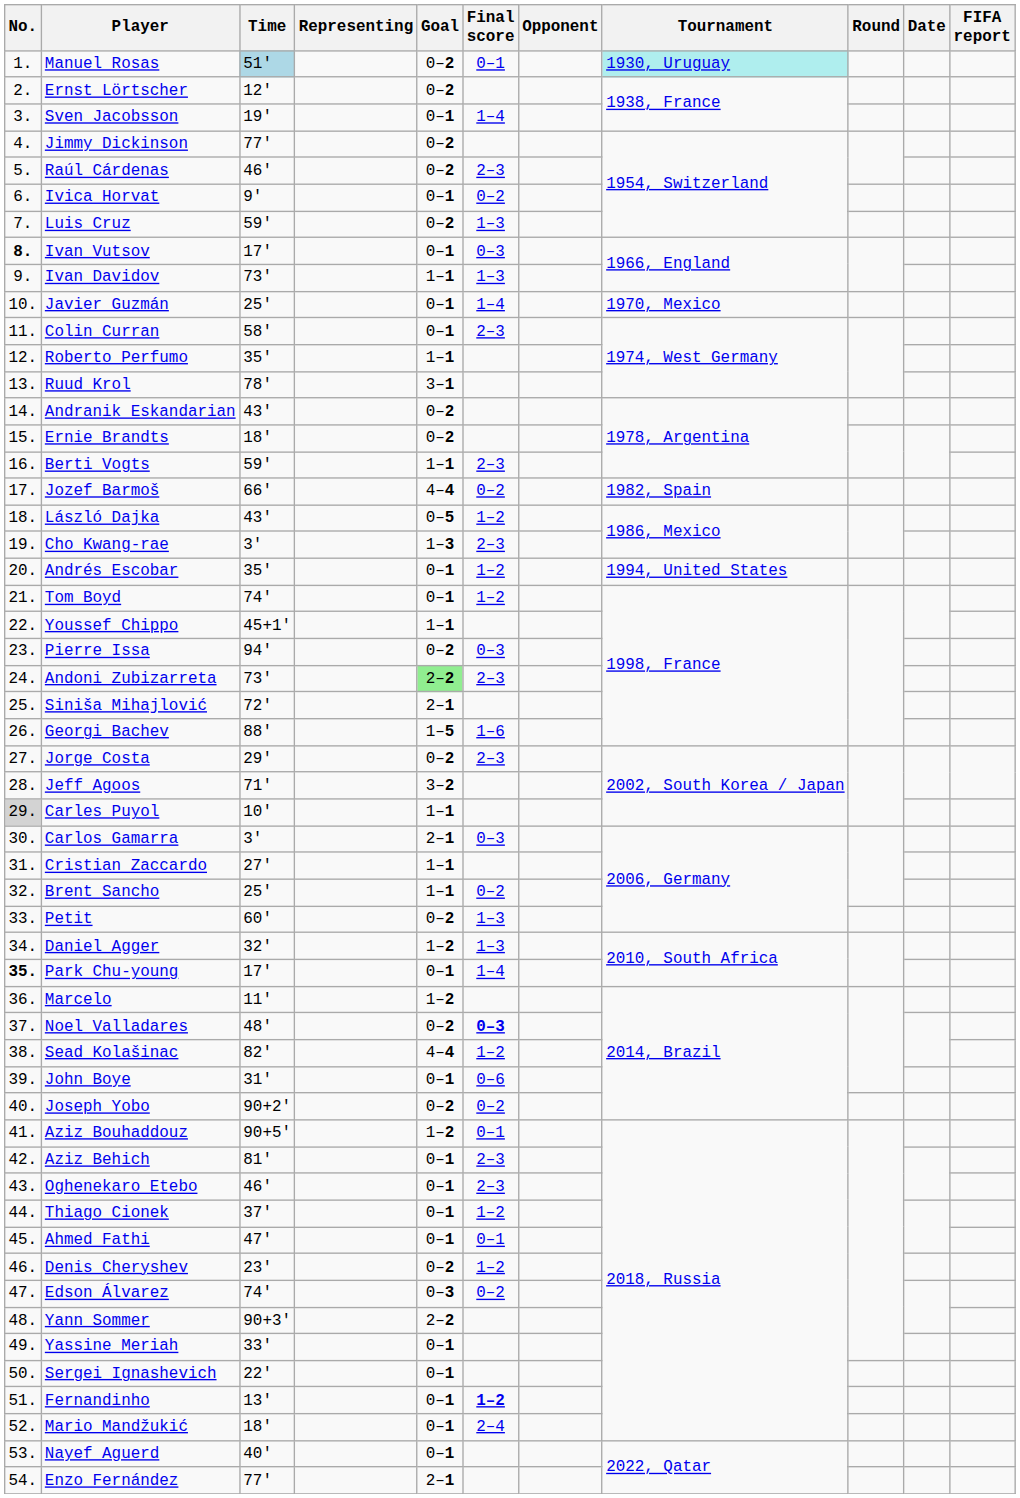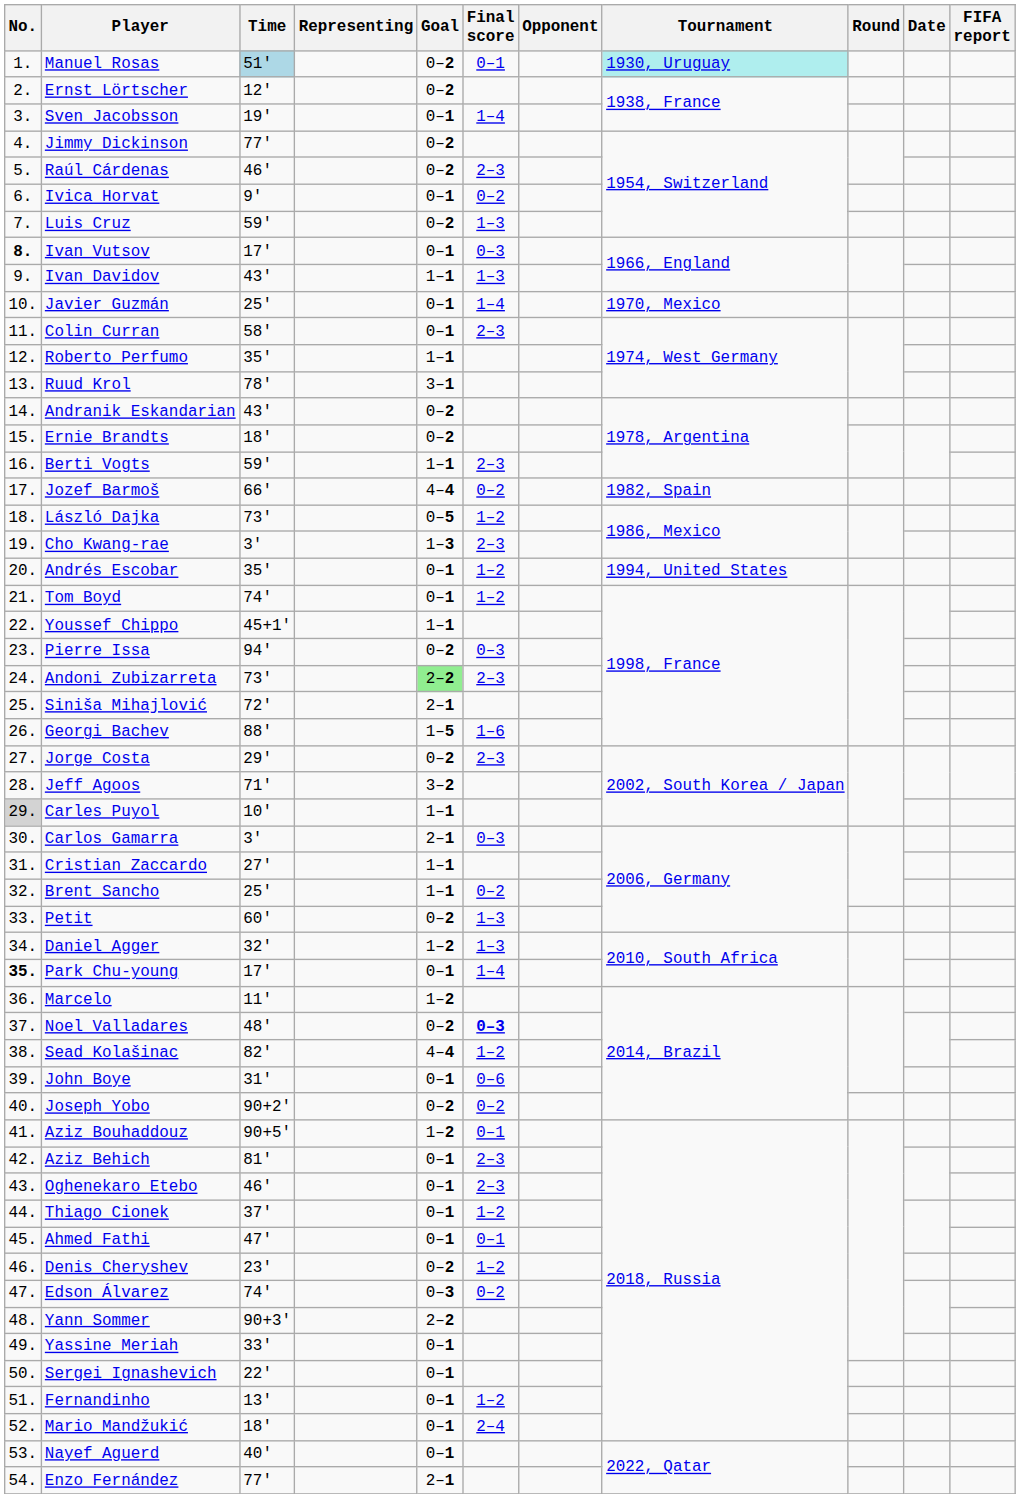(258, 277) 73' -> (258, 277) 43'
(258, 518) 43' -> (258, 518) 73'
(491, 1400) bold -> (491, 1400) normal
